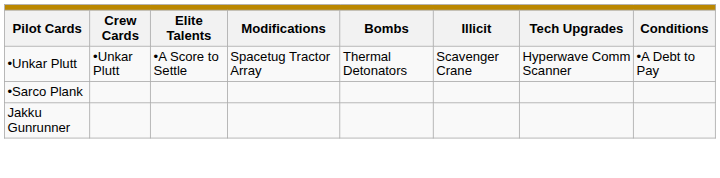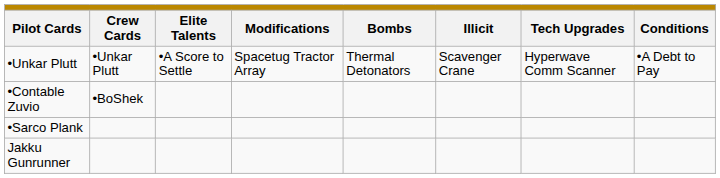+ row: (36, 99)
